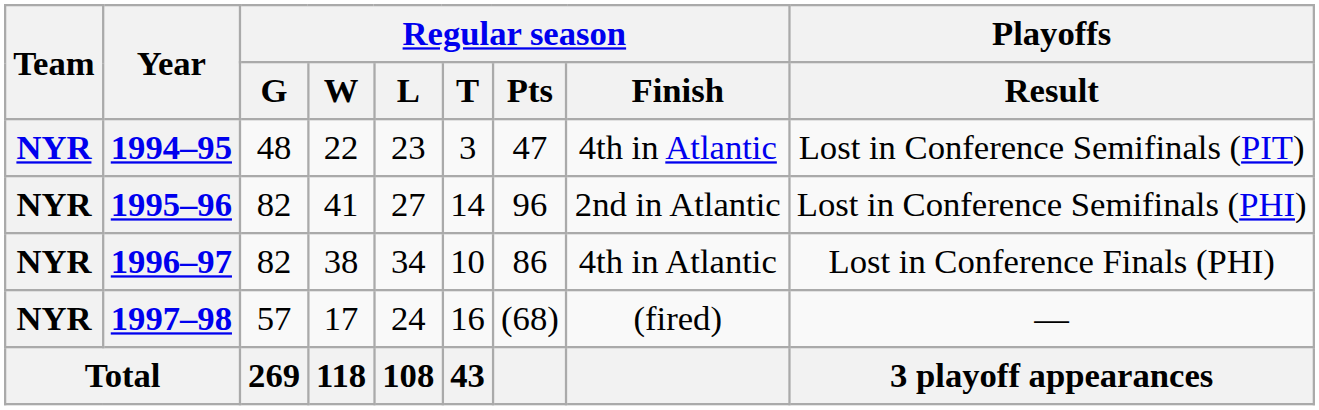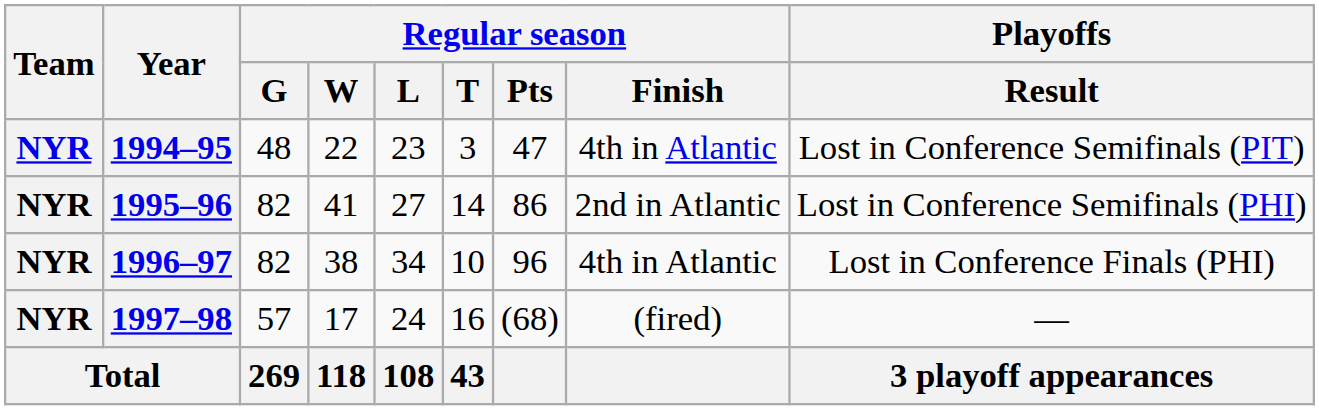(530, 204) 96 -> (530, 204) 86
(530, 261) 86 -> (530, 261) 96
